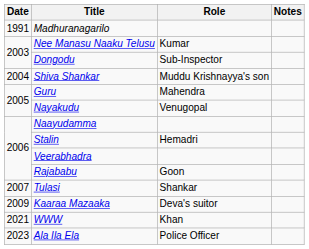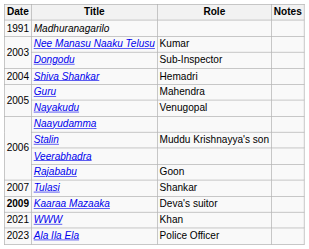(214, 76) Muddu Krishnayya's son -> (179, 76) Hemadri
(179, 140) Hemadri -> (214, 140) Muddu Krishnayya's son
(18, 204) normal -> (18, 204) bold
